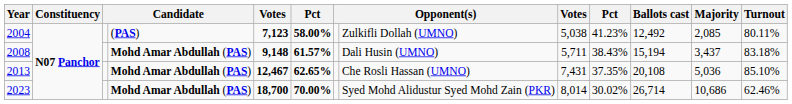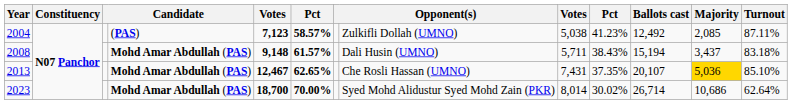(312, 33) 58.00% -> (312, 33) 58.57%
(762, 33) 80.11% -> (762, 33) 87.11%
(649, 71) 20,108 -> (649, 71) 20,107
(707, 71) no background -> (707, 71) gold background
(762, 90) 62.46% -> (762, 90) 62.64%
